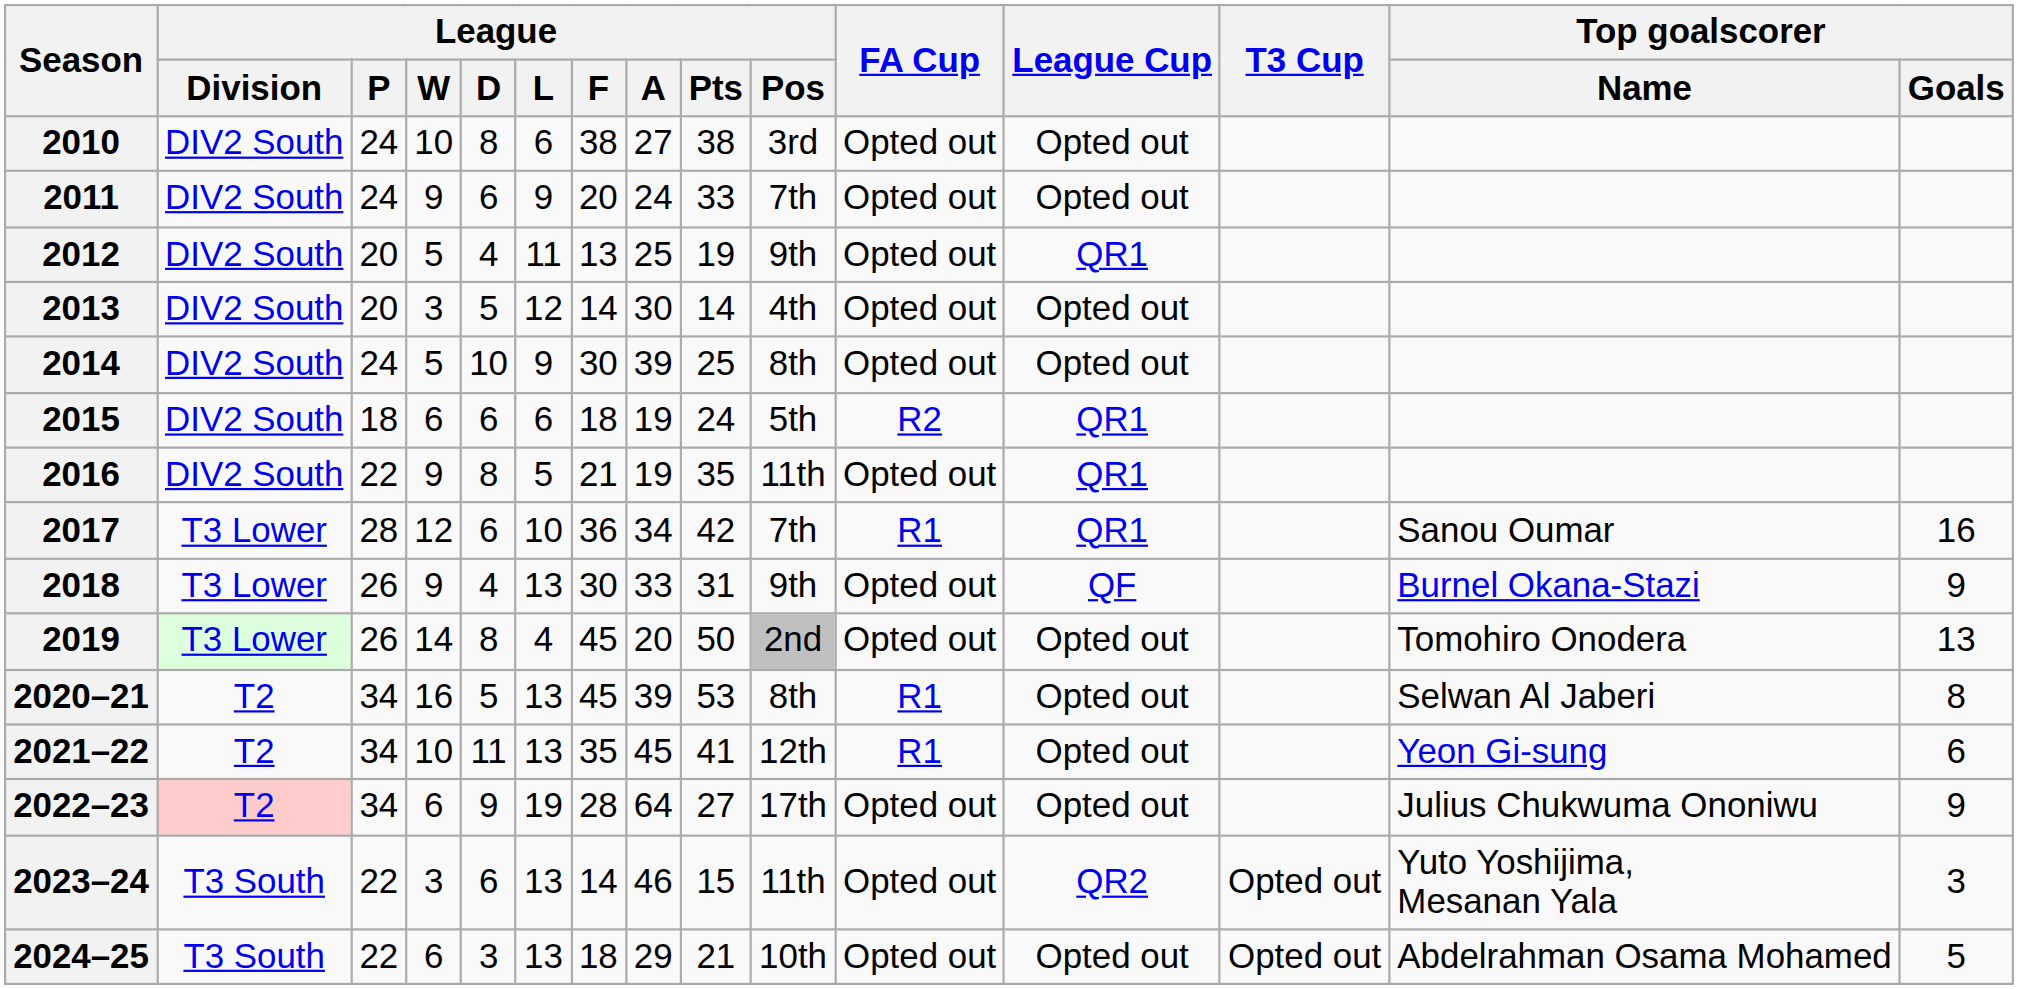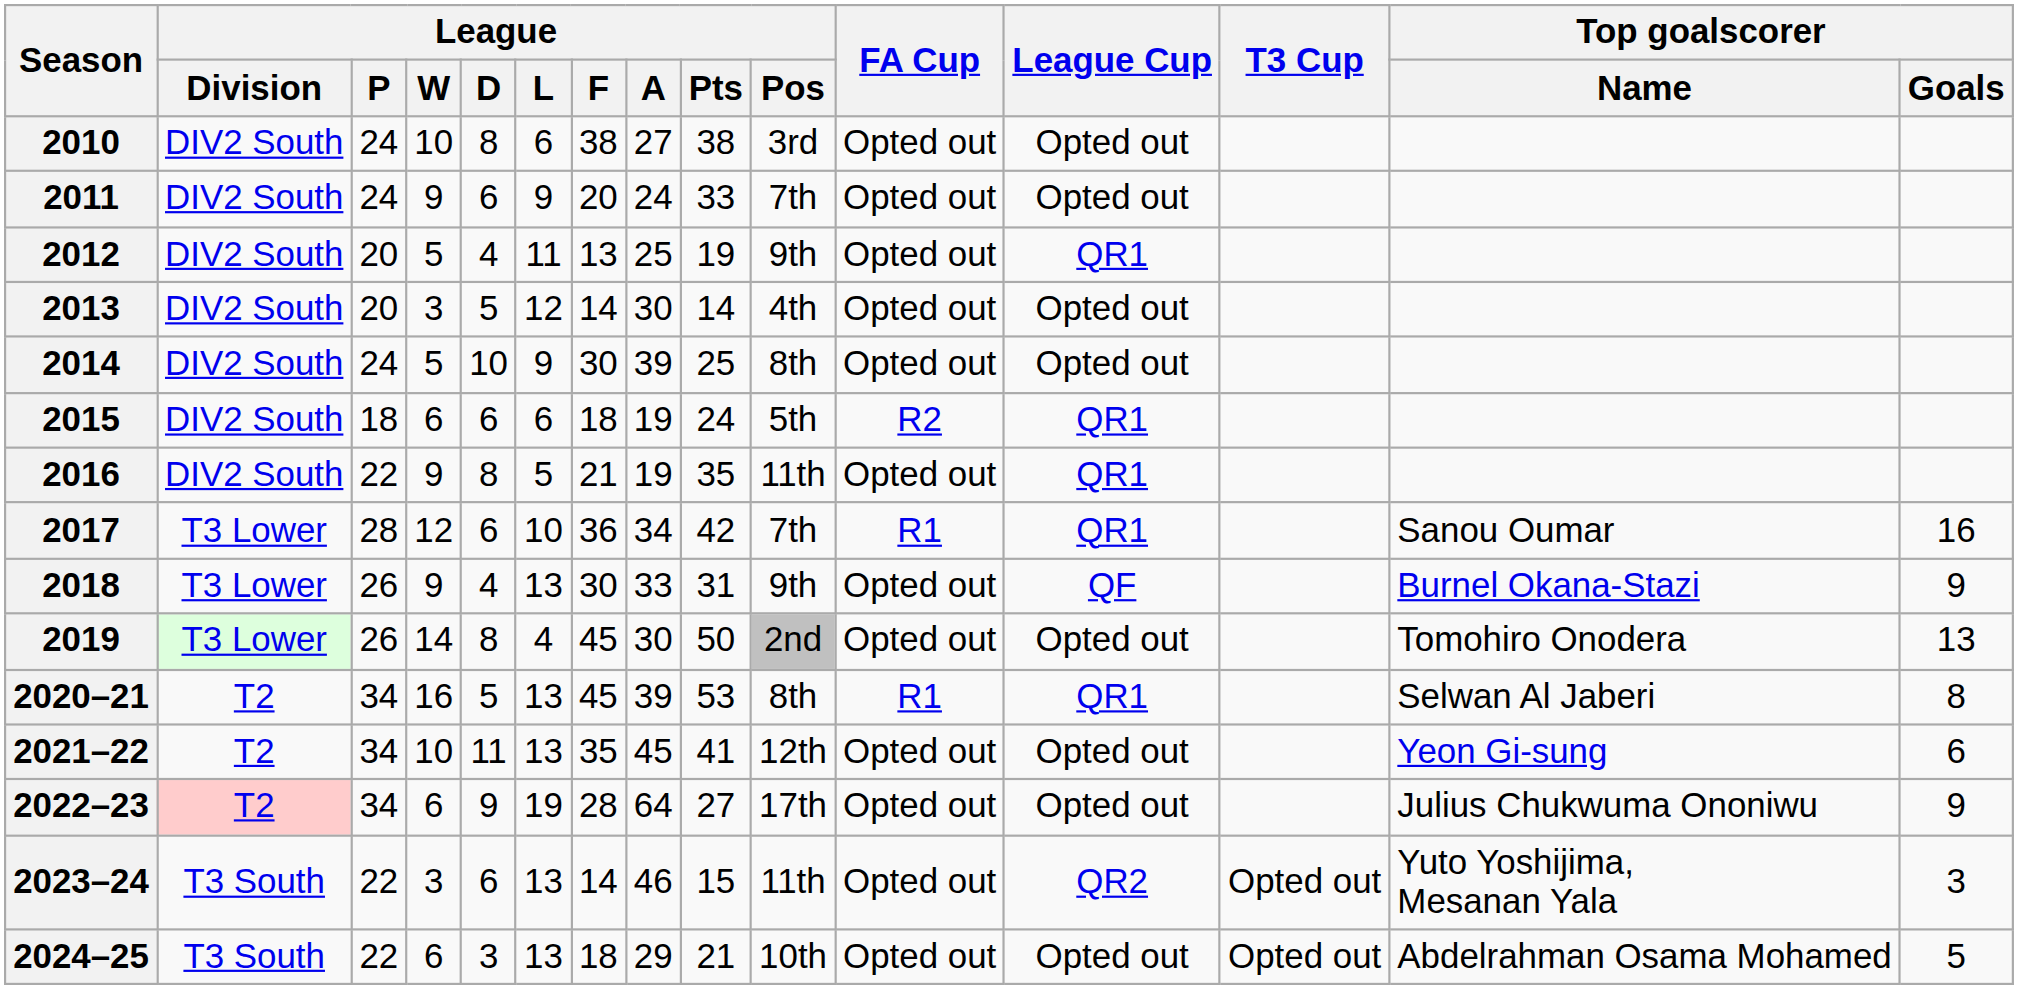(653, 640) 20 -> (653, 640) 30
(1112, 695) Opted out -> (1112, 695) QR1
(920, 751) R1 -> (920, 751) Opted out
